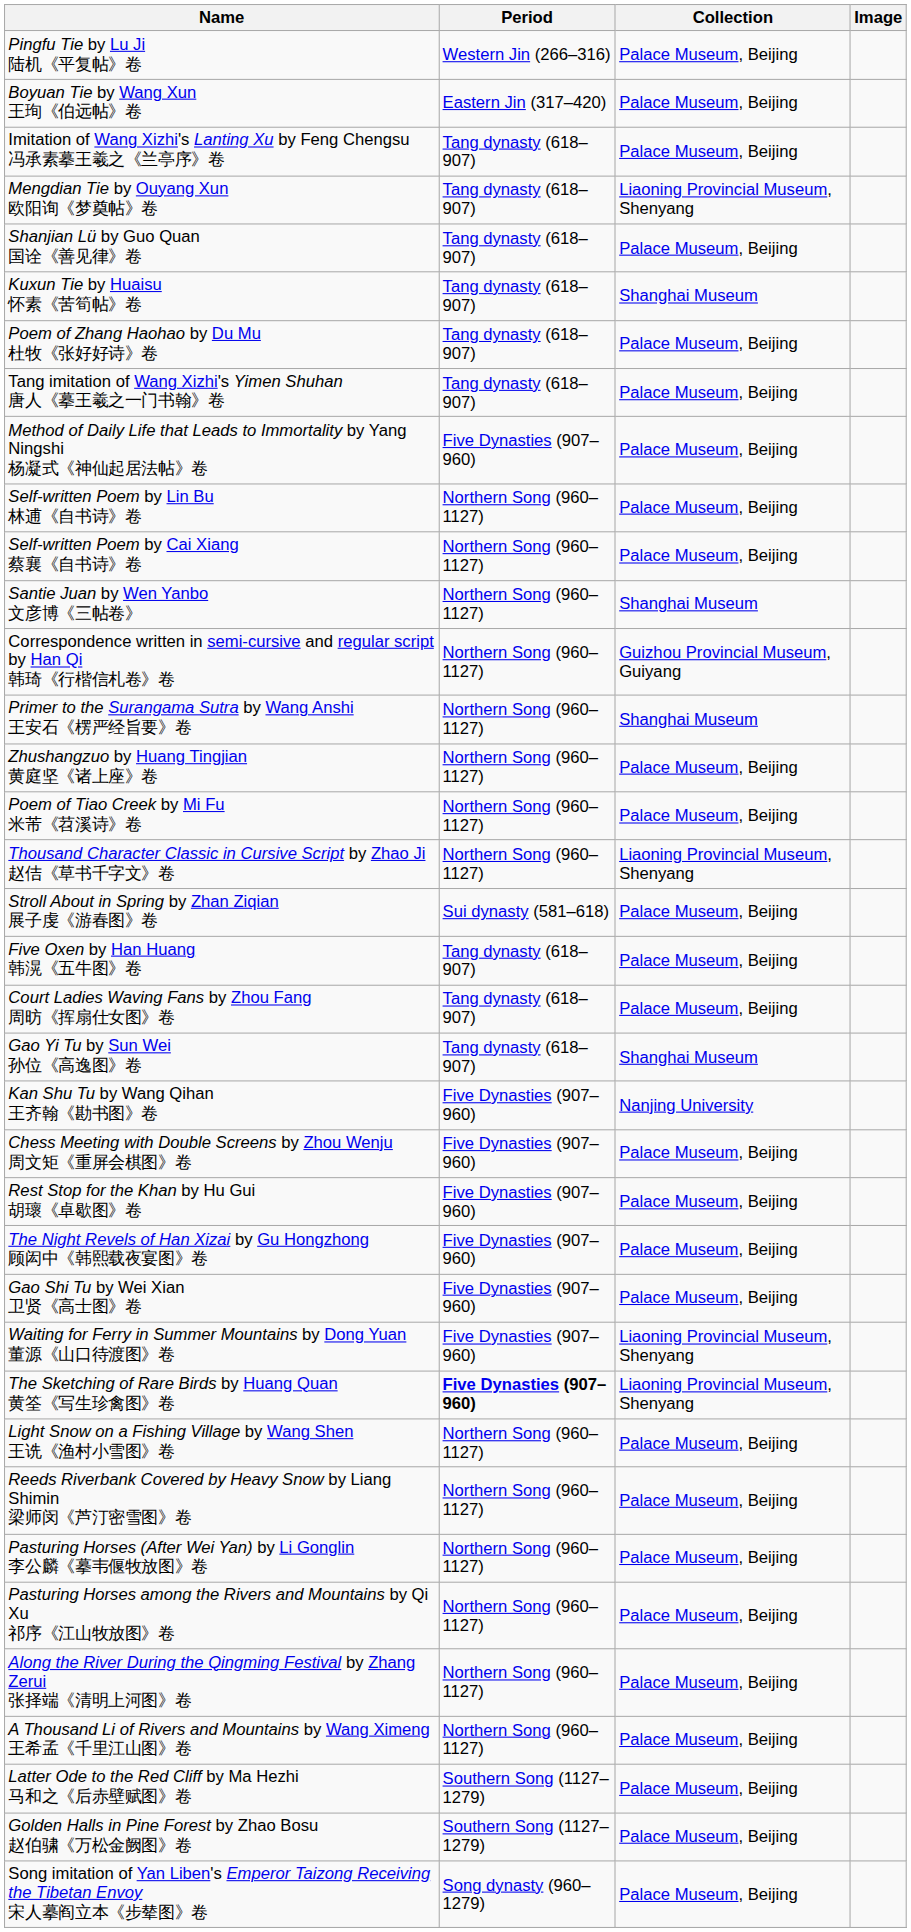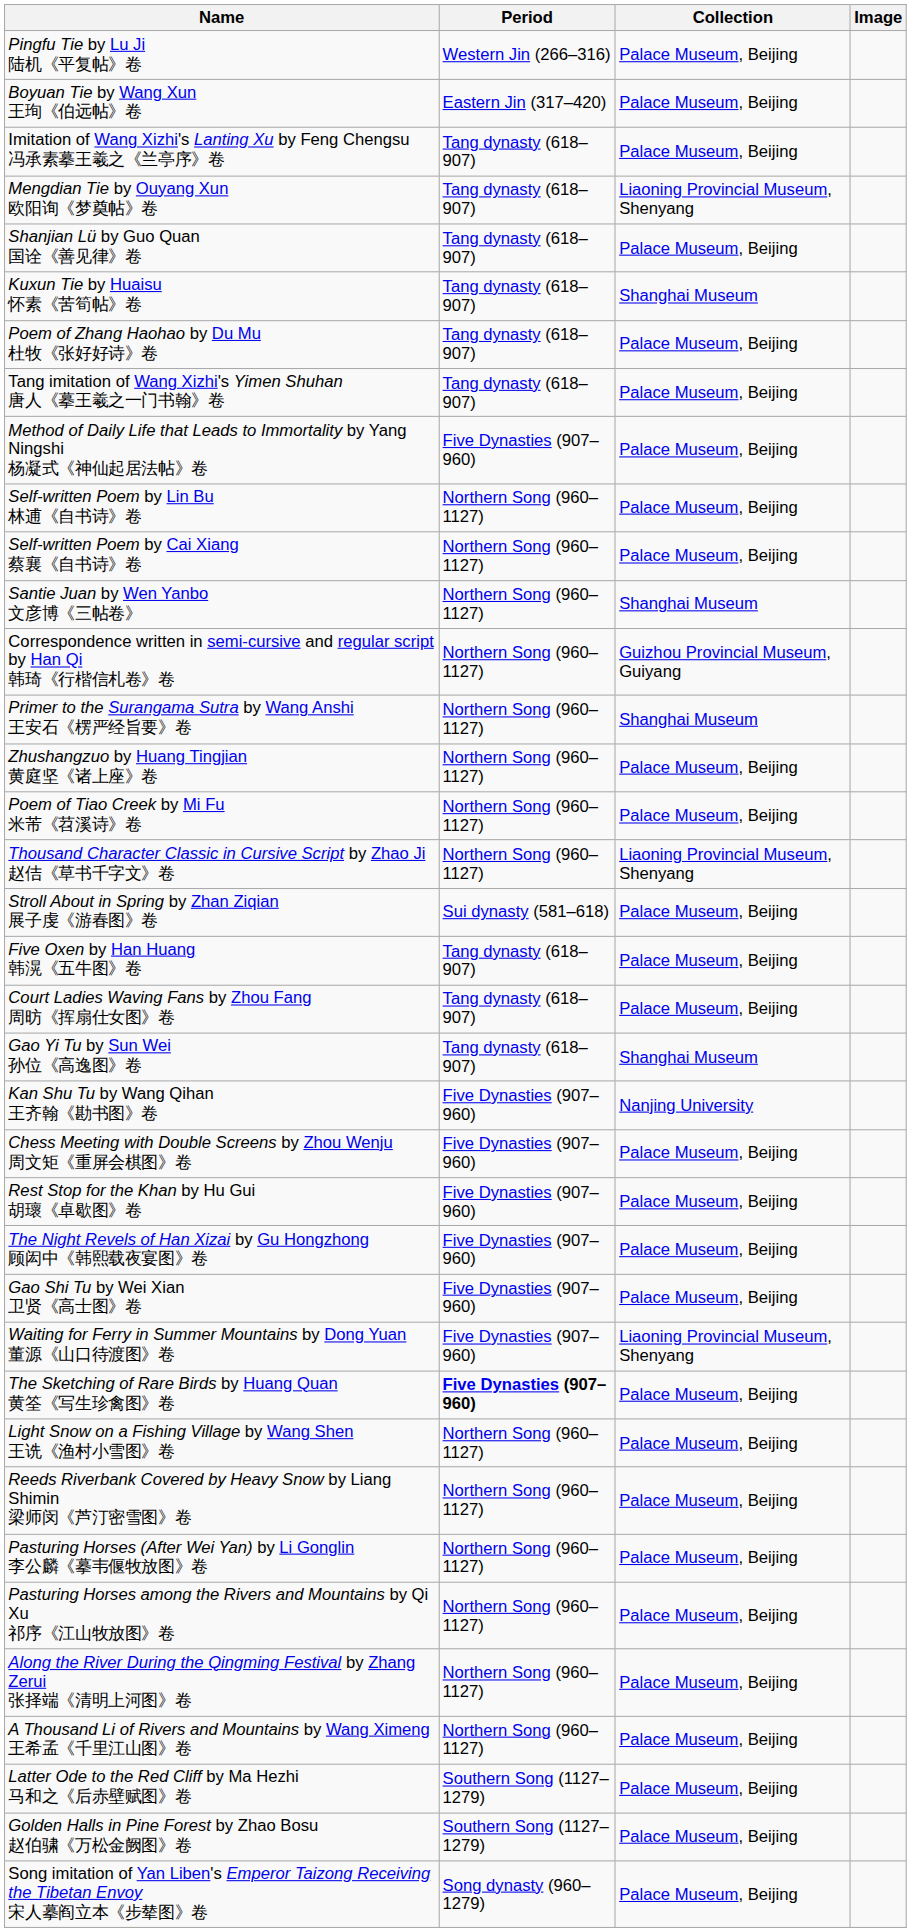(726, 1394) Liaoning Provincial Museum, Shenyang -> (708, 1394) Palace Museum, Beijing
